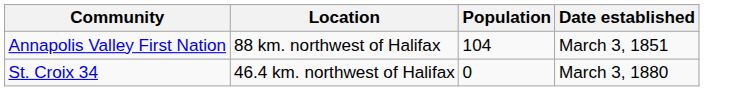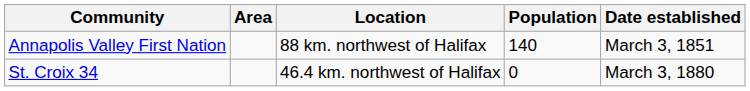+ column: (253, 18)
(477, 45) 104 -> (523, 45) 140
